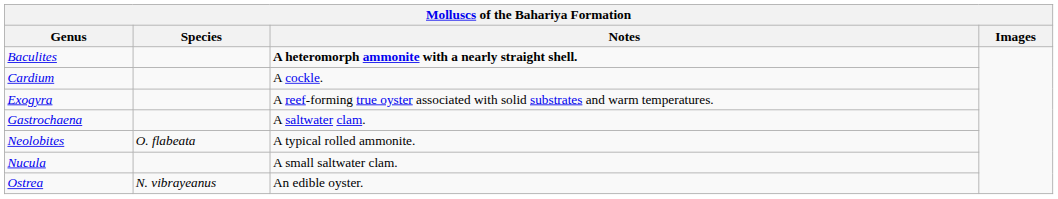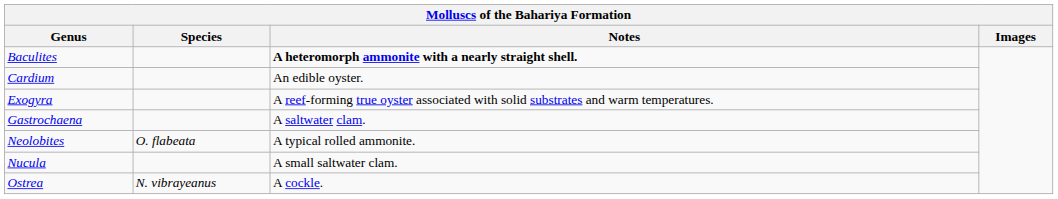(298, 78) A cockle. -> (318, 78) An edible oyster.
(318, 183) An edible oyster. -> (298, 183) A cockle.
